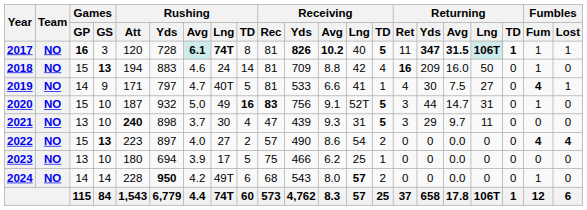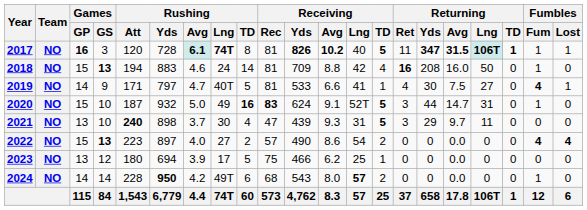(430, 68) 209 -> (430, 68) 208
(301, 104) 756 -> (301, 104) 624
(105, 159) 10 -> (105, 159) 12
